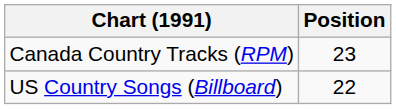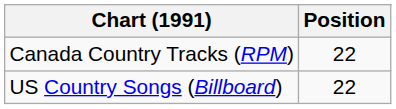(344, 53) 23 -> (344, 53) 22
